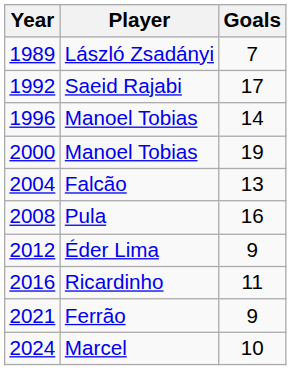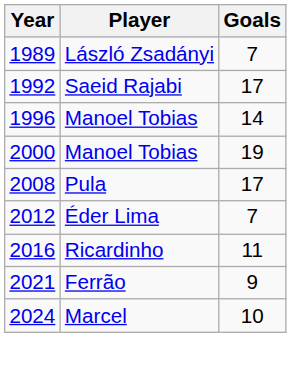- row: (32, 184)
(252, 217) 16 -> (252, 184) 17
(252, 250) 9 -> (252, 217) 7
